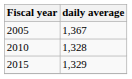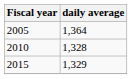(75, 30) 1,367 -> (75, 30) 1,364
